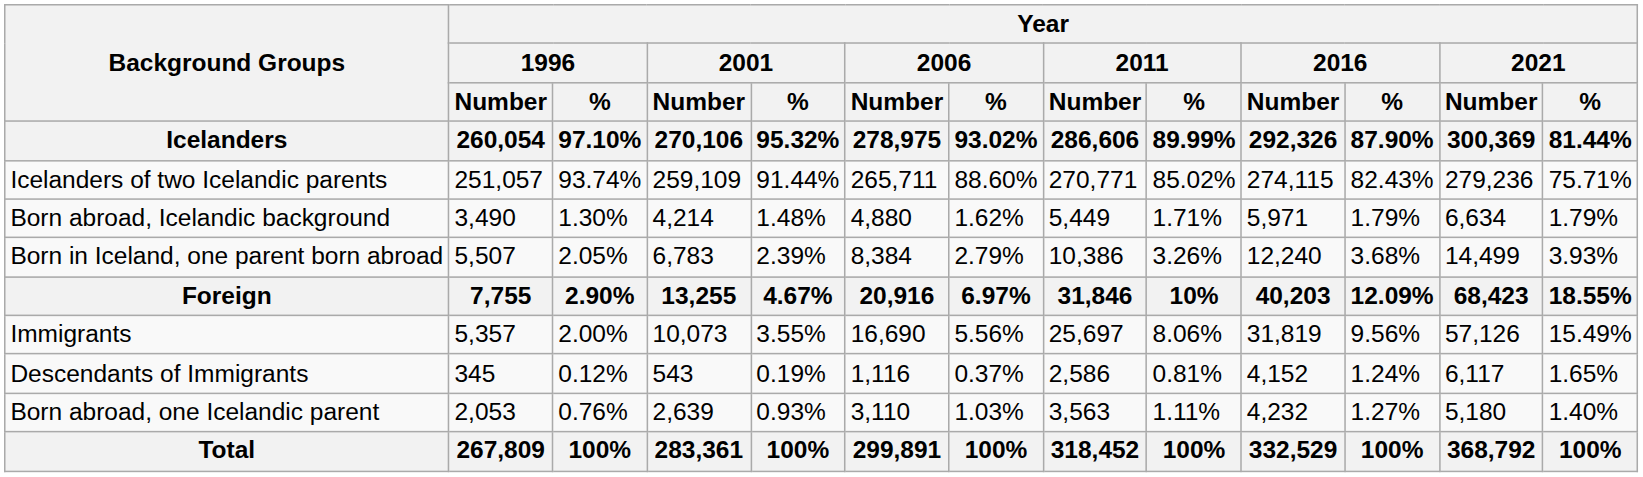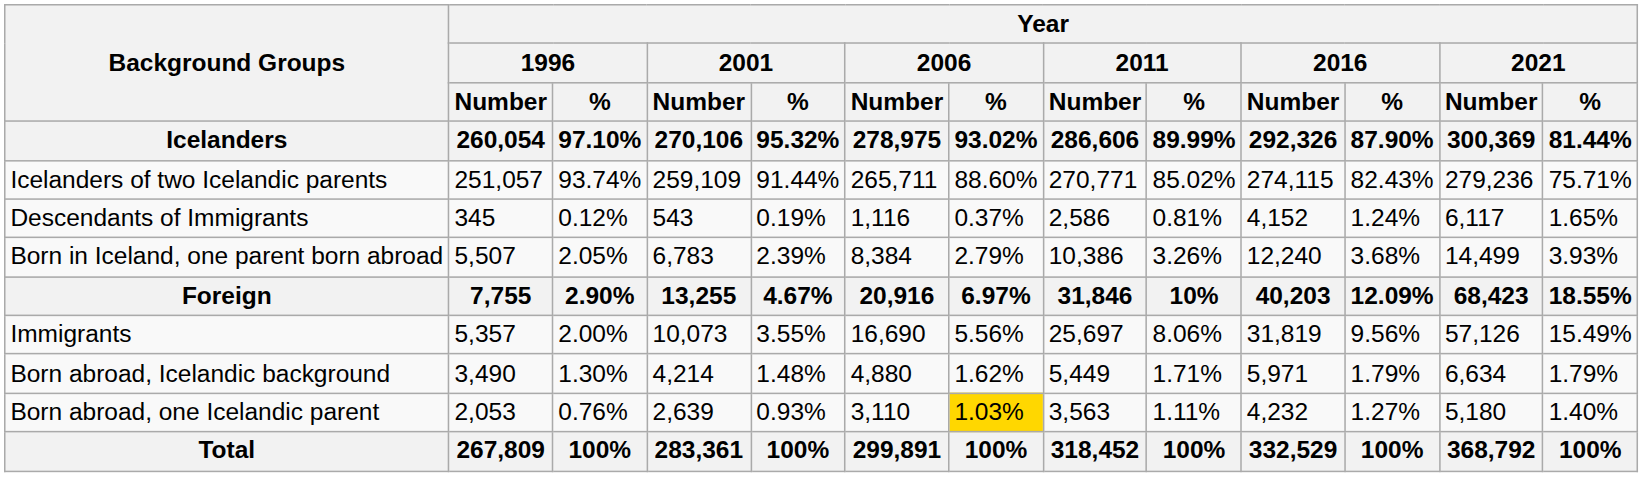rows swapped: (200, 218) <-> (159, 373)
(989, 412) no background -> (989, 412) gold background
